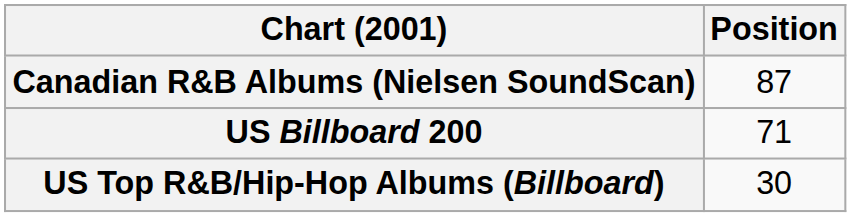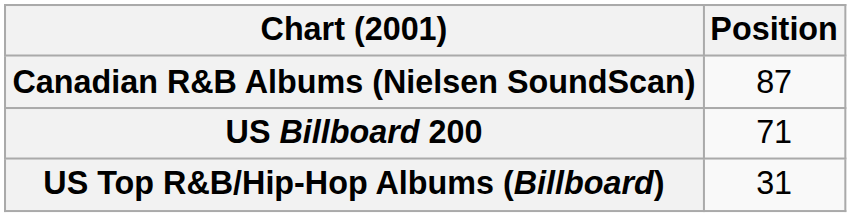(774, 183) 30 -> (774, 183) 31
